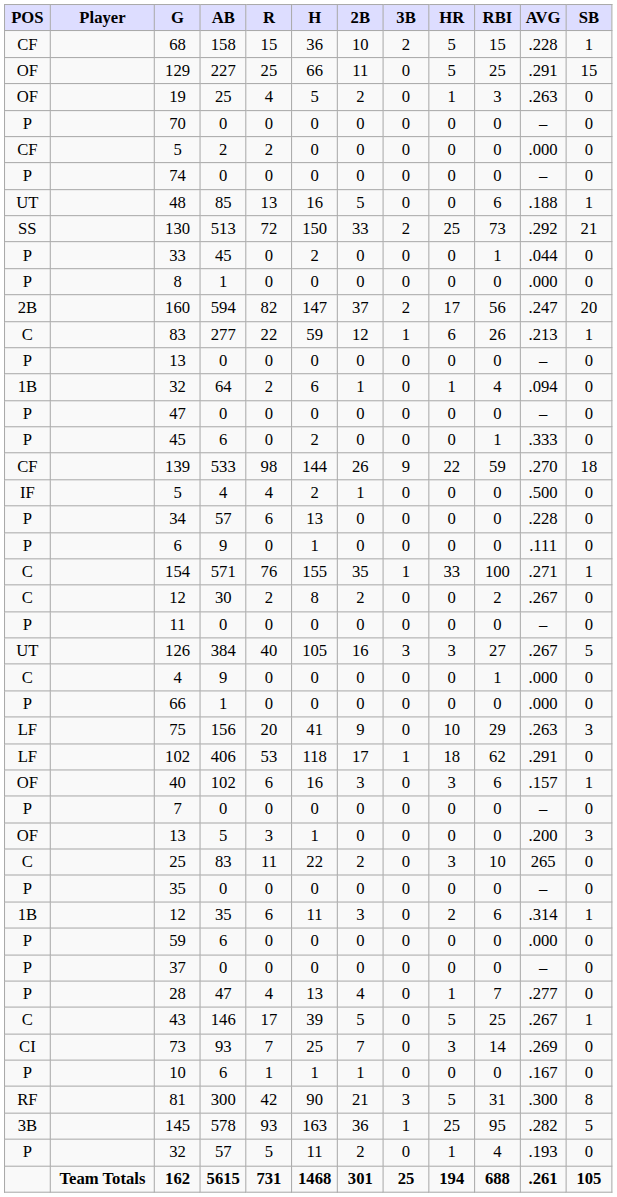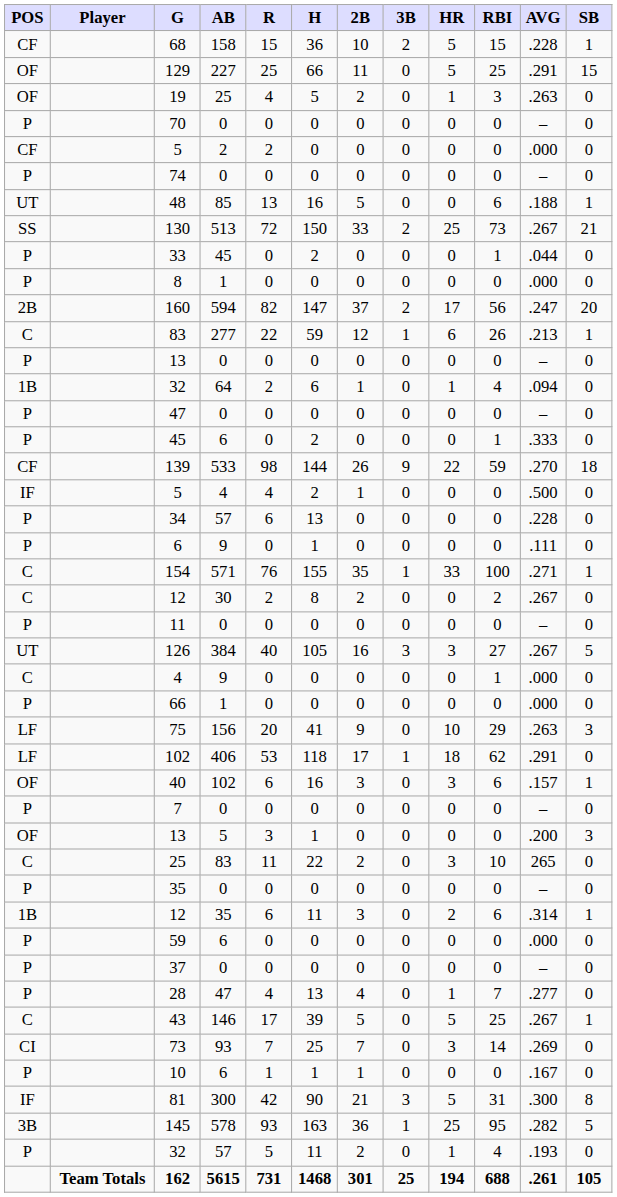(543, 228) .292 -> (543, 228) .267
(27, 1099) RF -> (27, 1099) IF
